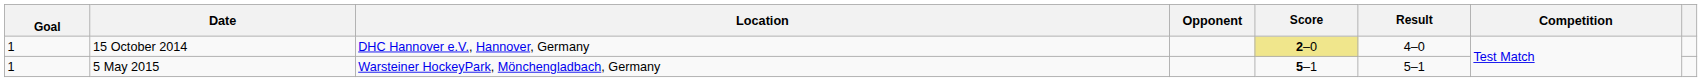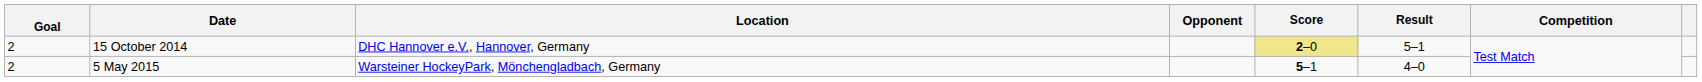(11, 47) 1 -> (11, 47) 2
(1414, 47) 4–0 -> (1414, 47) 5–1
(11, 67) 1 -> (11, 67) 2
(1414, 67) 5–1 -> (1414, 67) 4–0
